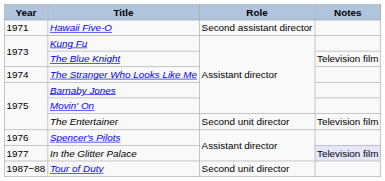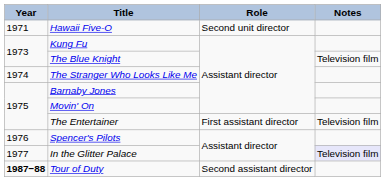(257, 28) Second assistant director -> (245, 28) Second unit director
(245, 122) Second unit director -> (250, 122) First assistant director
(26, 169) normal -> (26, 169) bold
(245, 169) Second unit director -> (257, 169) Second assistant director
